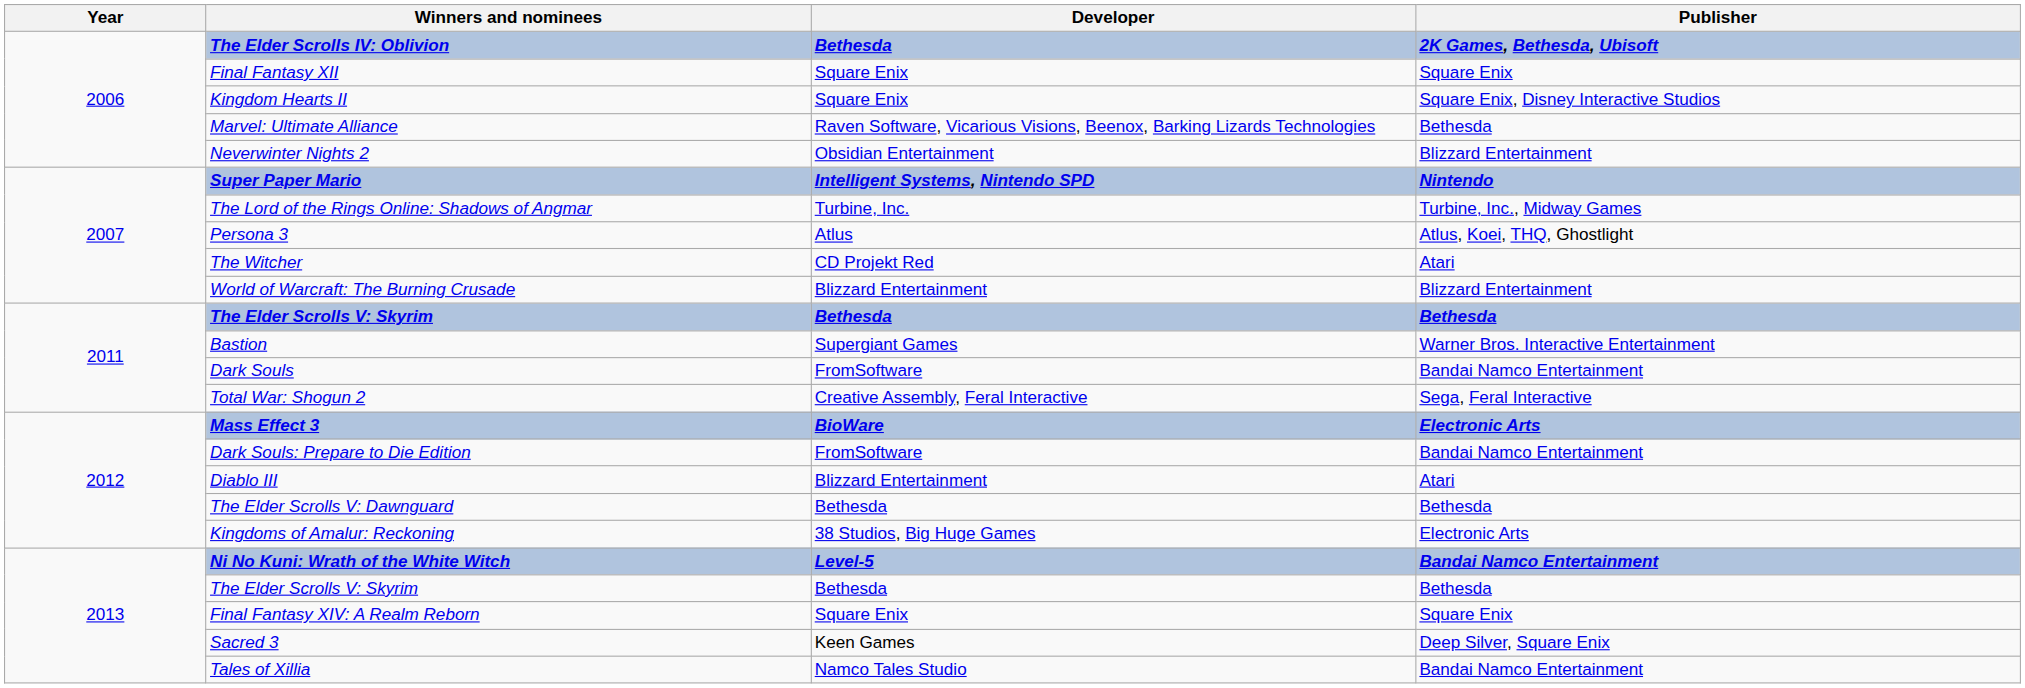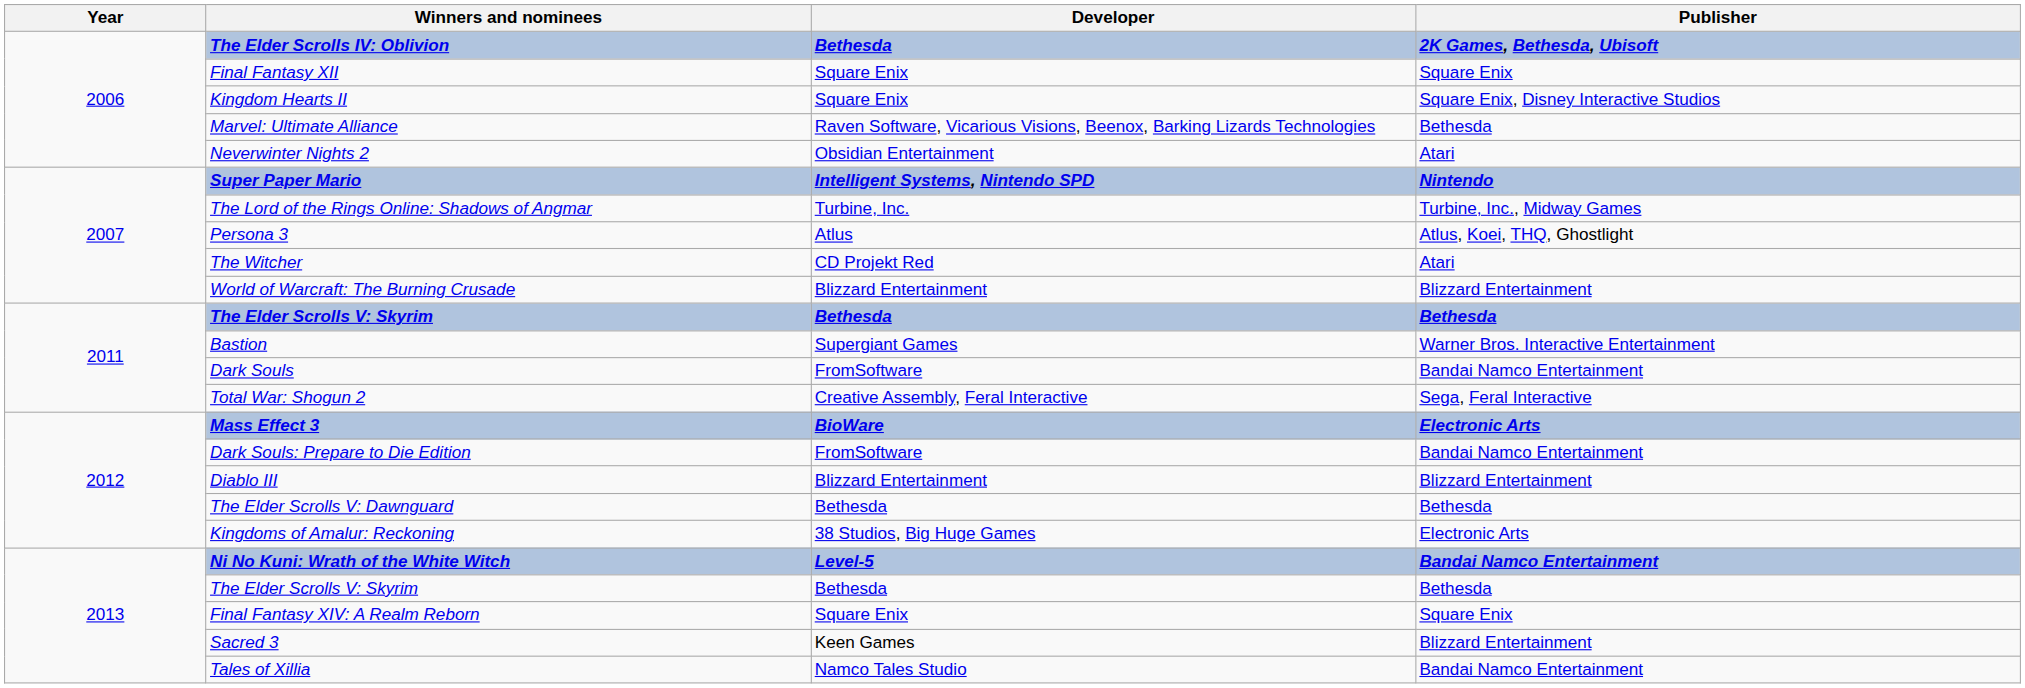(1506, 153) Blizzard Entertainment -> (1437, 153) Atari
(1437, 479) Atari -> (1506, 479) Blizzard Entertainment
(1515, 642) Deep Silver, Square Enix -> (1506, 642) Blizzard Entertainment
